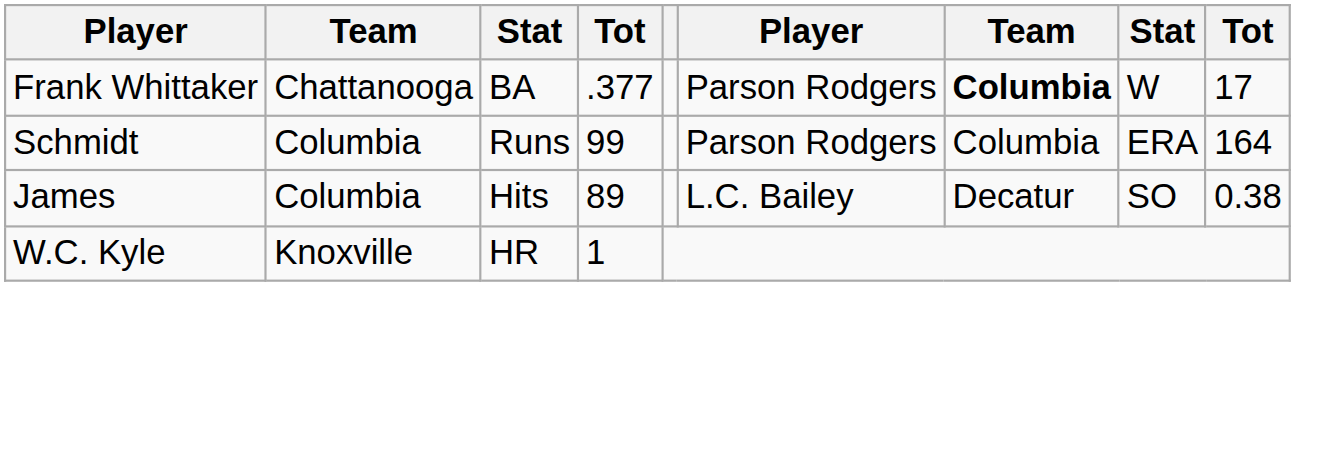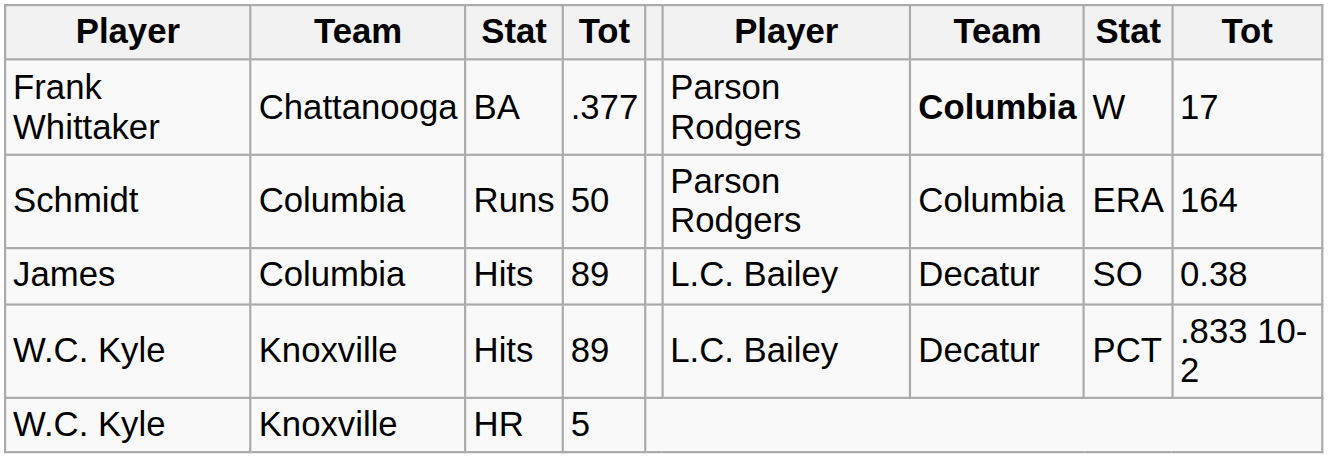(605, 142) 99 -> (590, 200) 50
+ row: (89, 349)
(596, 252) 1 -> (580, 424) 5
